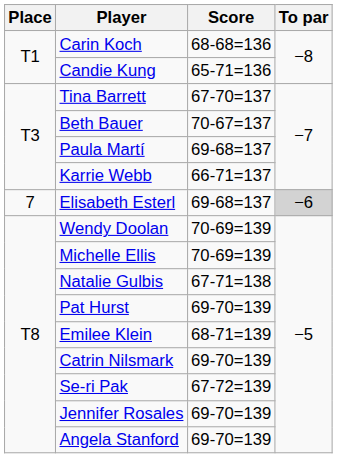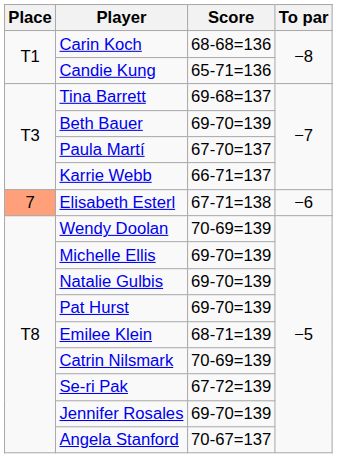(231, 96) 67-70=137 -> (231, 96) 69-68=137
(231, 123) 70-67=137 -> (231, 123) 69-70=139
(231, 149) 69-68=137 -> (231, 149) 67-70=137
(30, 202) no background -> (30, 202) lightsalmon background
(231, 202) 69-68=137 -> (231, 202) 67-71=138
(304, 202) lightgrey background -> (304, 202) no background
(231, 255) 70-69=139 -> (231, 255) 69-70=139
(231, 281) 67-71=138 -> (231, 281) 69-70=139
(231, 360) 69-70=139 -> (231, 360) 70-69=139
(231, 439) 69-70=139 -> (231, 439) 70-67=137
